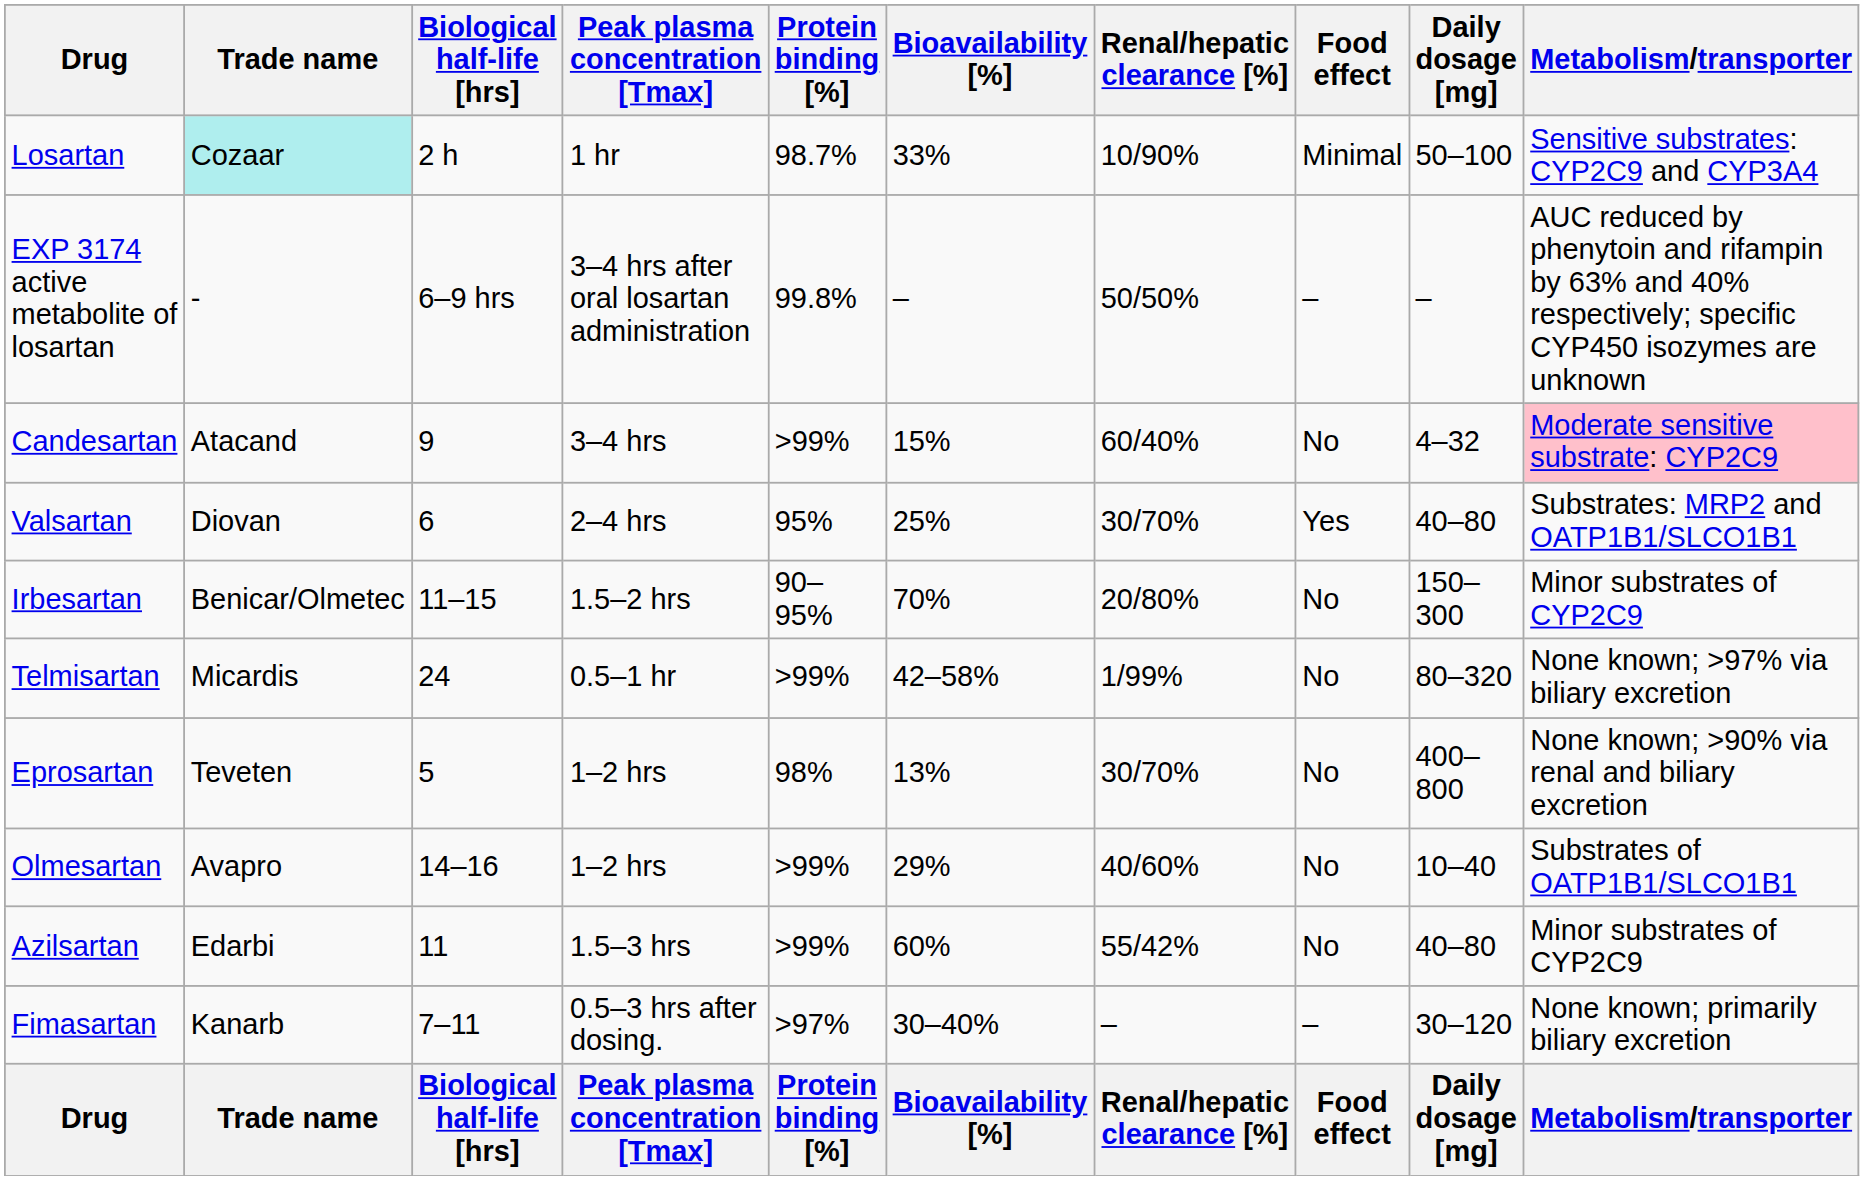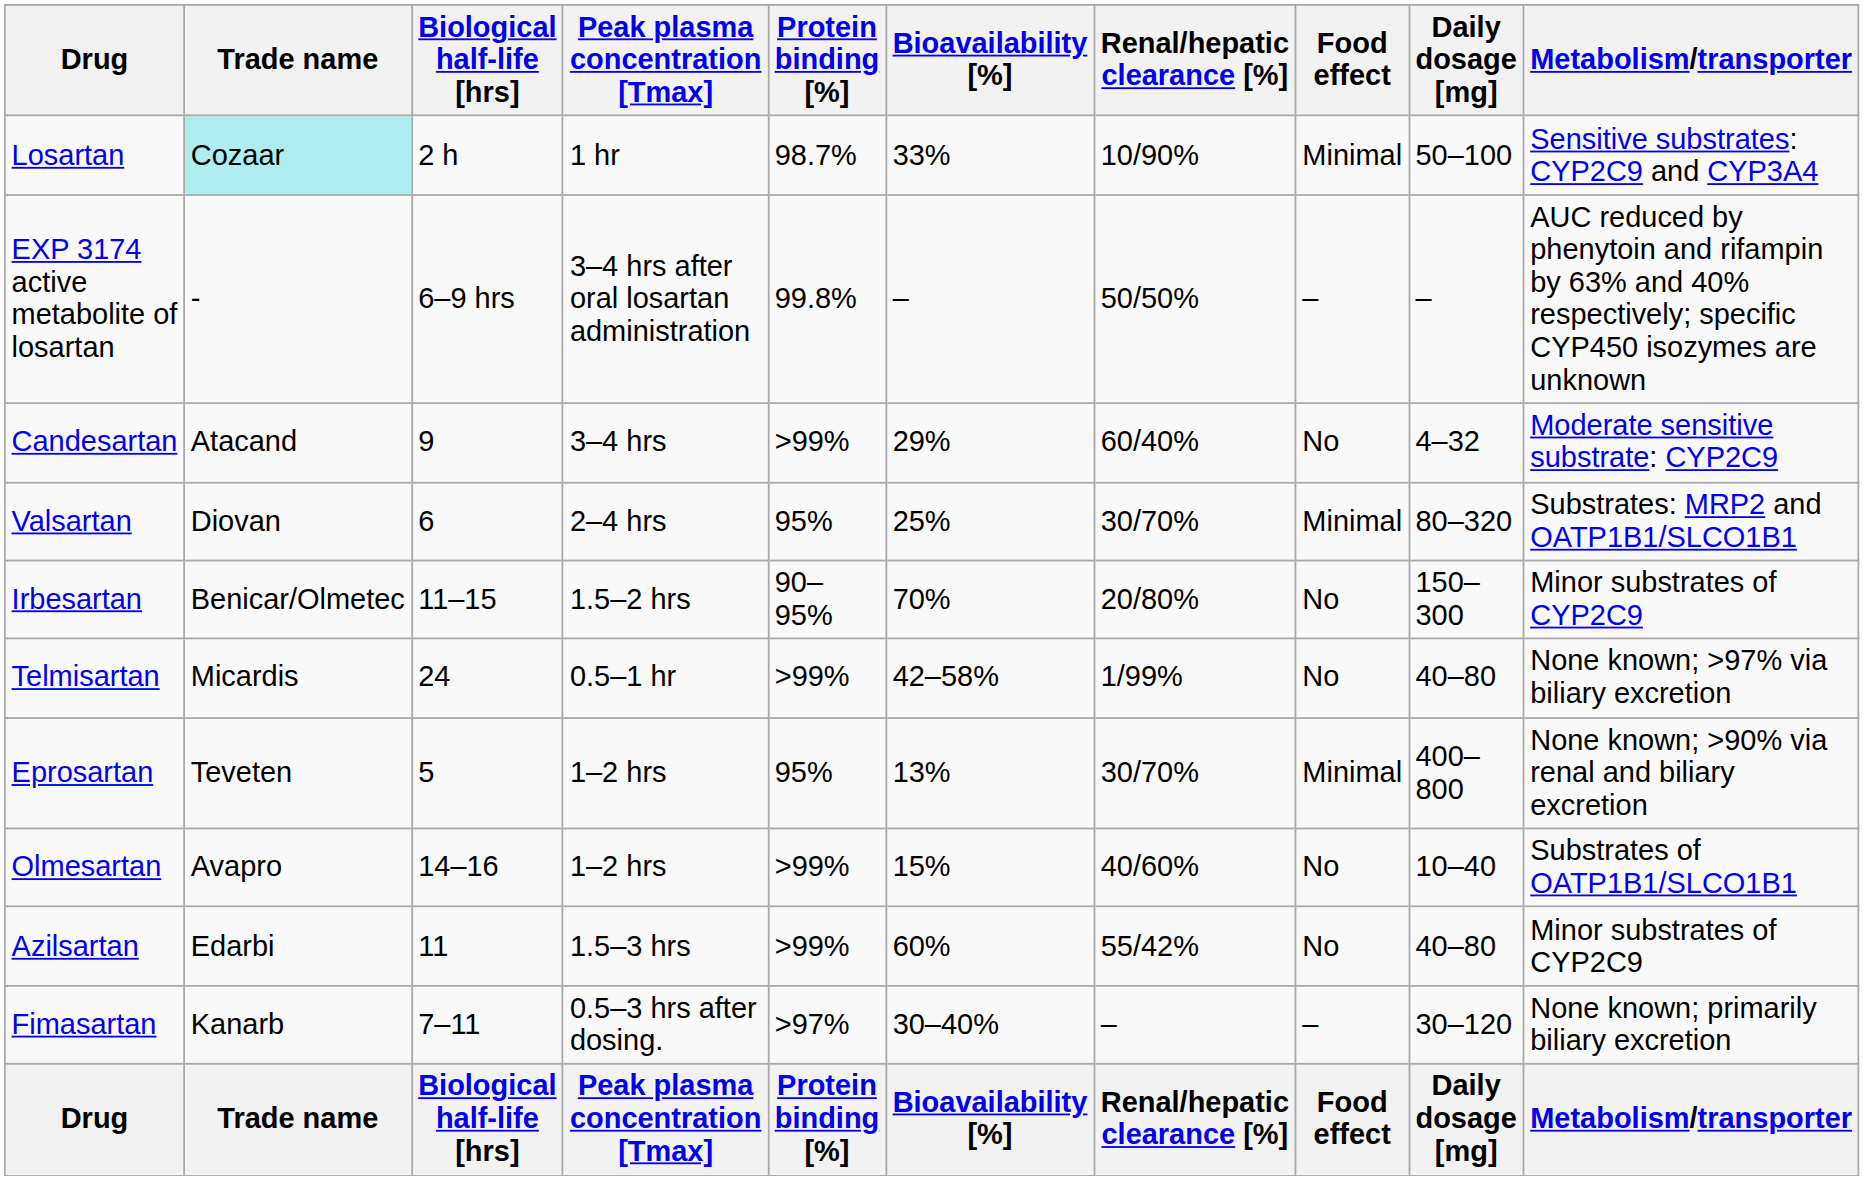(922, 442) 15% -> (922, 442) 29%
(1654, 442) pink background -> (1654, 442) no background
(1326, 520) Yes -> (1352, 520) Minimal
(1456, 520) 40–80 -> (1464, 520) 80–320
(1464, 677) 80–320 -> (1456, 677) 40–80
(804, 772) 98% -> (804, 772) 95%
(1321, 772) No -> (1352, 772) Minimal
(922, 867) 29% -> (922, 867) 15%
